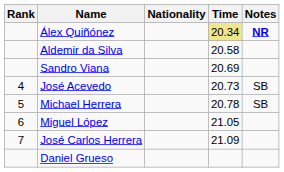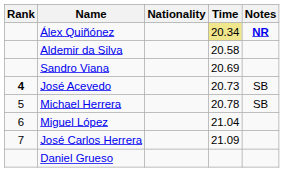(21, 86) normal -> (21, 86) bold
(225, 122) 21.05 -> (225, 122) 21.04
